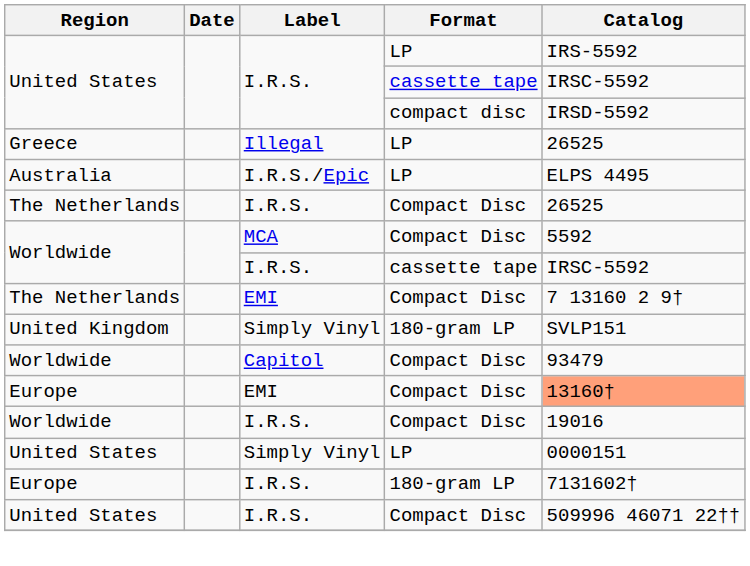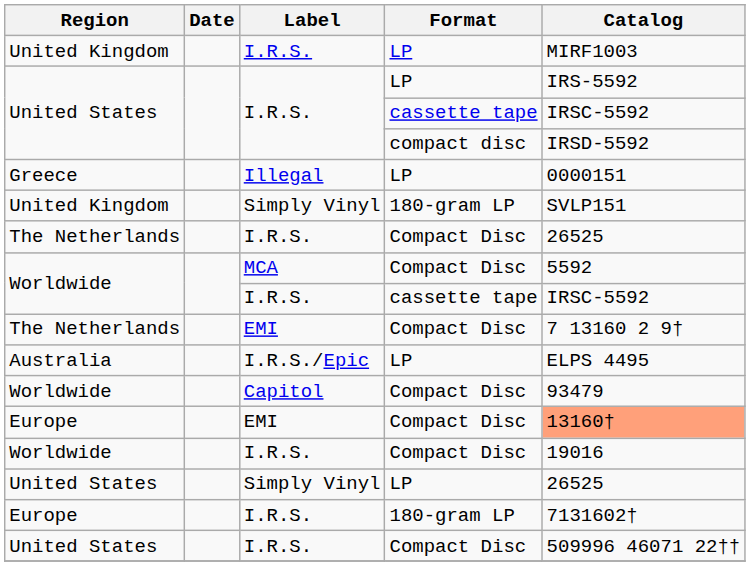+ row: (89, 51)
(575, 144) 26525 -> (586, 175) 0000151
rows swapped: (61, 175) <-> (89, 330)
(586, 453) 0000151 -> (575, 484) 26525
